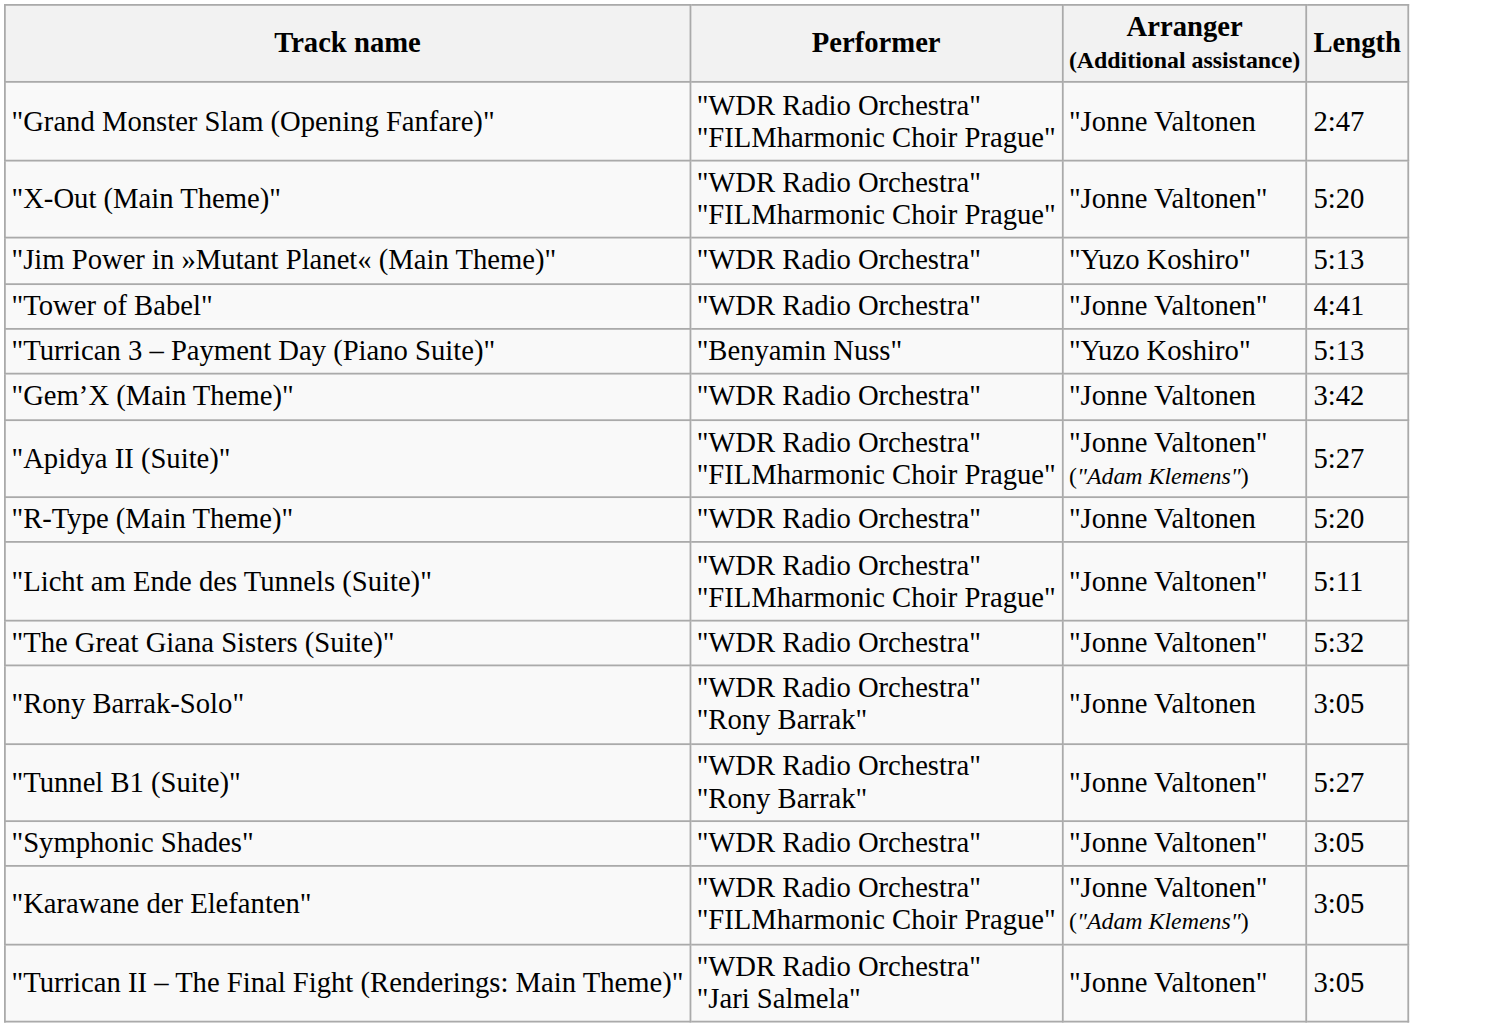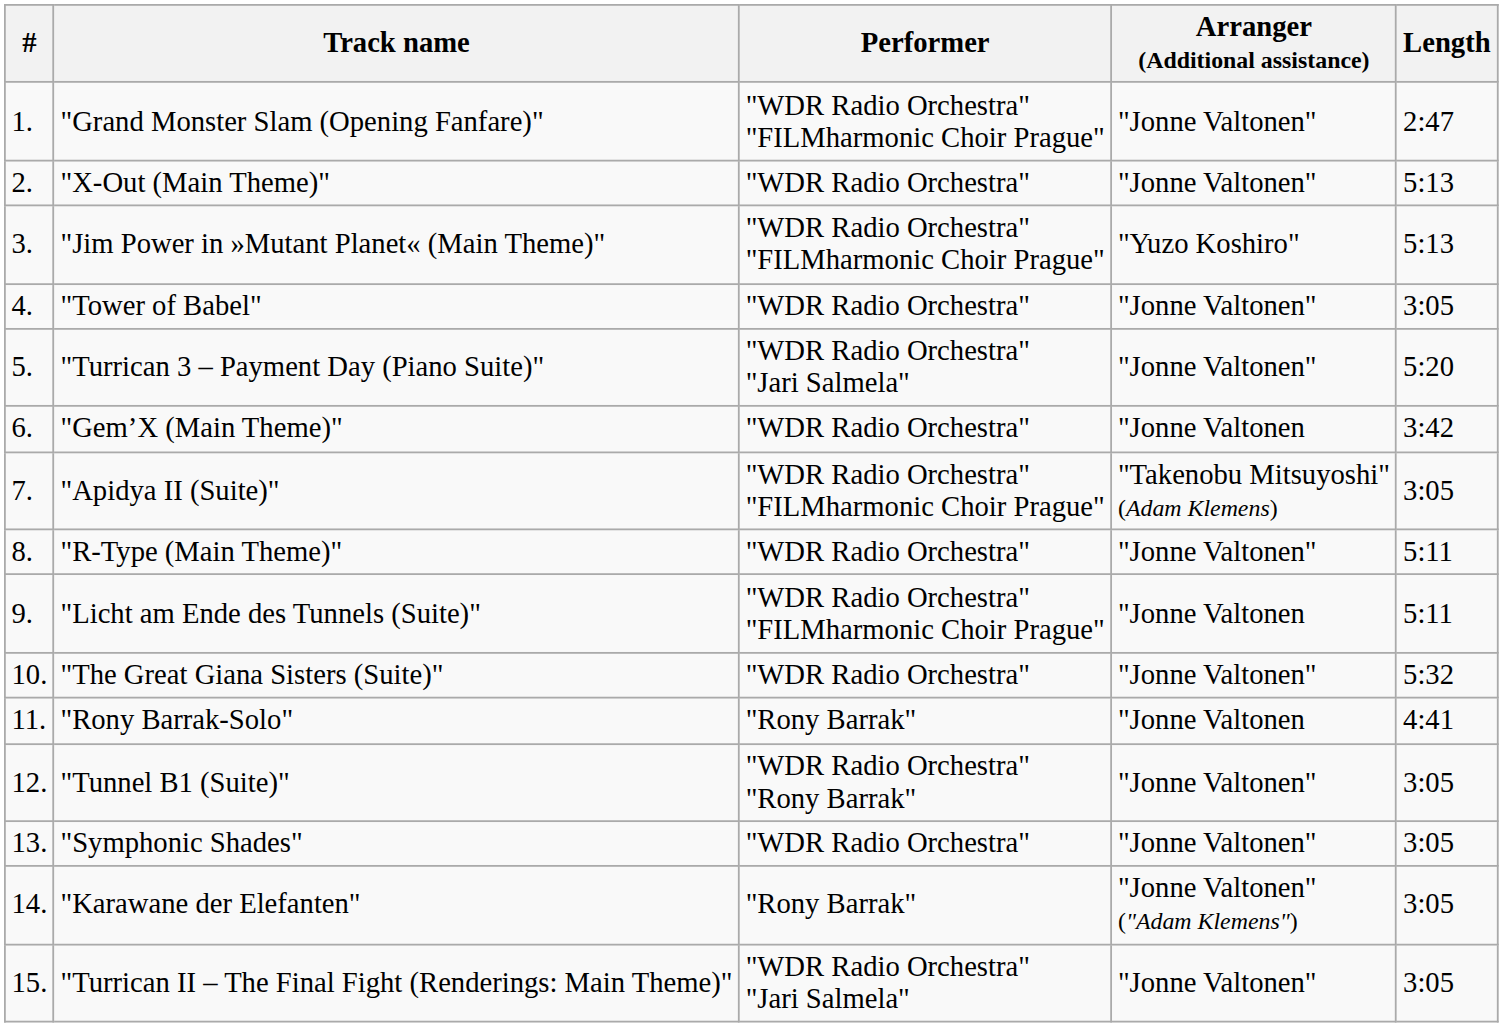+ column: (29, 43)
(1162, 120) "Jonne Valtonen -> (1217, 120) "Jonne Valtonen"
(876, 198) "WDR Radio Orchestra" "FILMharmonic Choir Prague" -> (888, 182) "WDR Radio Orchestra"
(1339, 198) 5:20 -> (1429, 182) 5:13
(839, 260) "WDR Radio Orchestra" -> (925, 244) "WDR Radio Orchestra" "FILMharmonic Choir Prague"
(1339, 305) 4:41 -> (1429, 305) 3:05
(799, 350) "Benyamin Nuss" -> (888, 367) "WDR Radio Orchestra" "Jari Salmela"
(1160, 350) "Yuzo Koshiro" -> (1217, 367) "Jonne Valtonen"
(1339, 350) 5:13 -> (1429, 367) 5:20
(1168, 457) "Jonne Valtonen" ("Adam Klemens") -> (1254, 490) "Takenobu Mitsuyoshi" (Adam Klemens)
(1339, 457) 5:27 -> (1429, 490) 3:05
(1162, 519) "Jonne Valtonen -> (1217, 551) "Jonne Valtonen"
(1339, 519) 5:20 -> (1428, 551) 5:11
(1168, 580) "Jonne Valtonen" -> (1211, 613) "Jonne Valtonen
(839, 704) "WDR Radio Orchestra" "Rony Barrak" -> (831, 720) "Rony Barrak"
(1339, 704) 3:05 -> (1429, 720) 4:41
(1339, 781) 5:27 -> (1429, 781) 3:05
(876, 904) "WDR Radio Orchestra" "FILMharmonic Choir Prague" -> (831, 904) "Rony Barrak"
